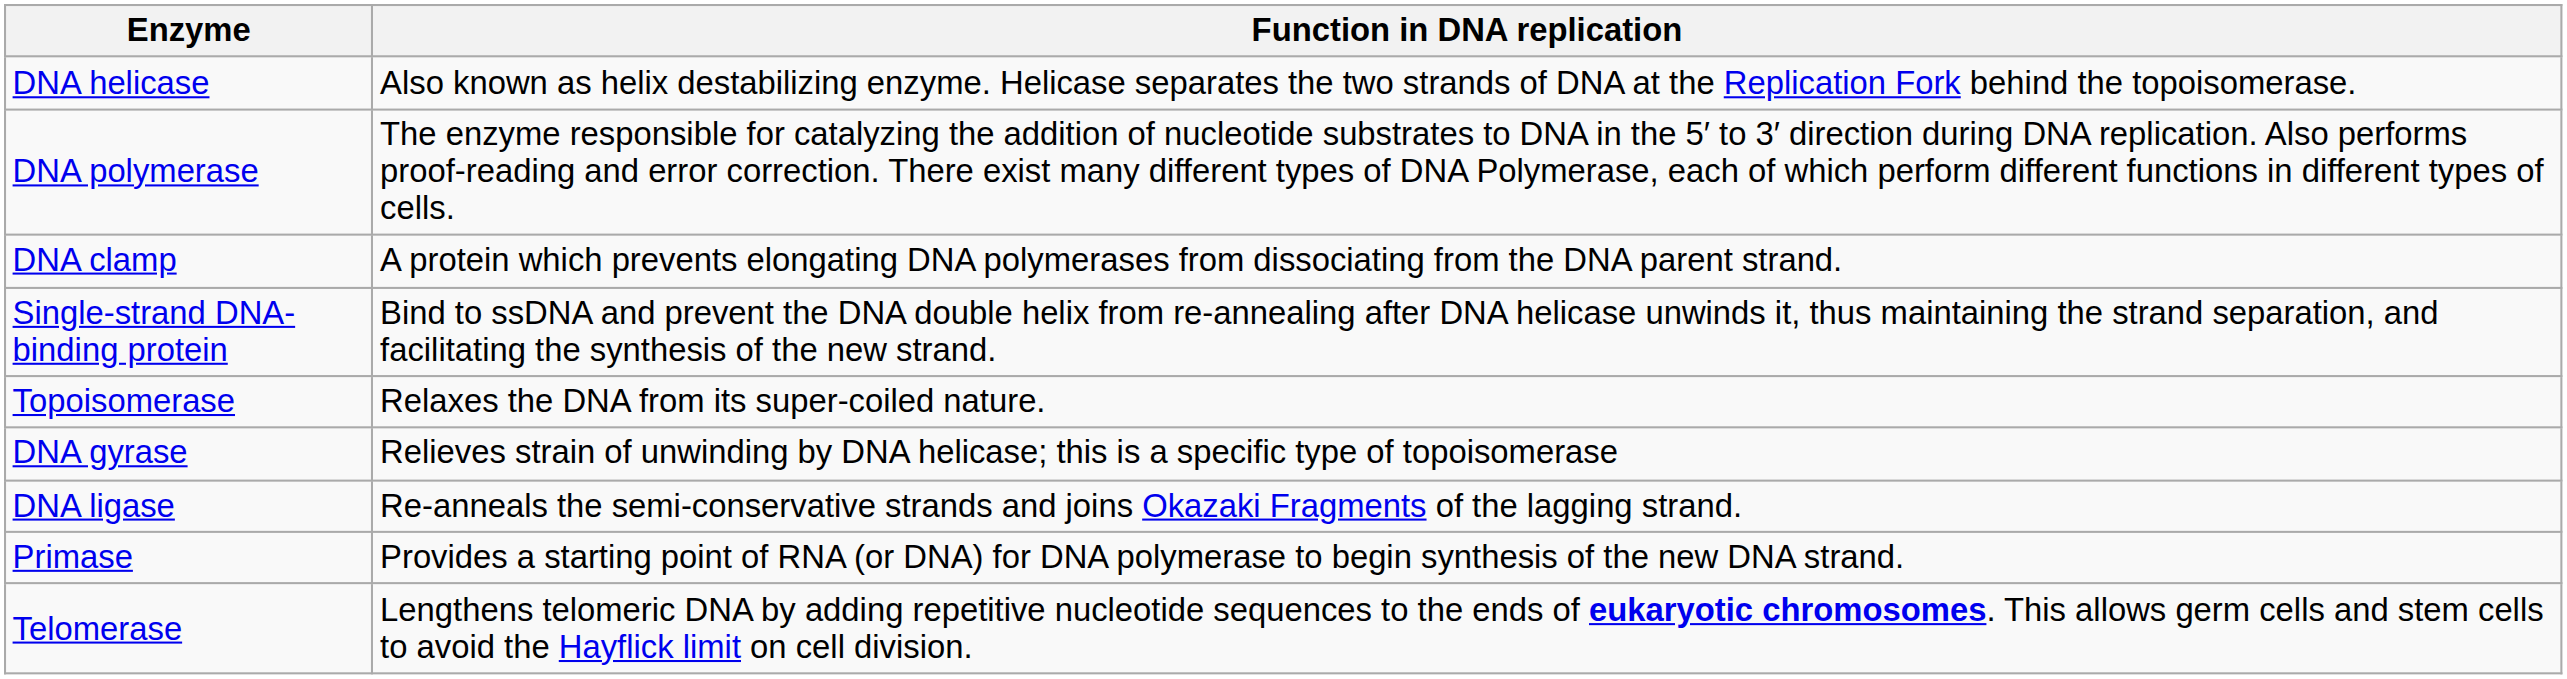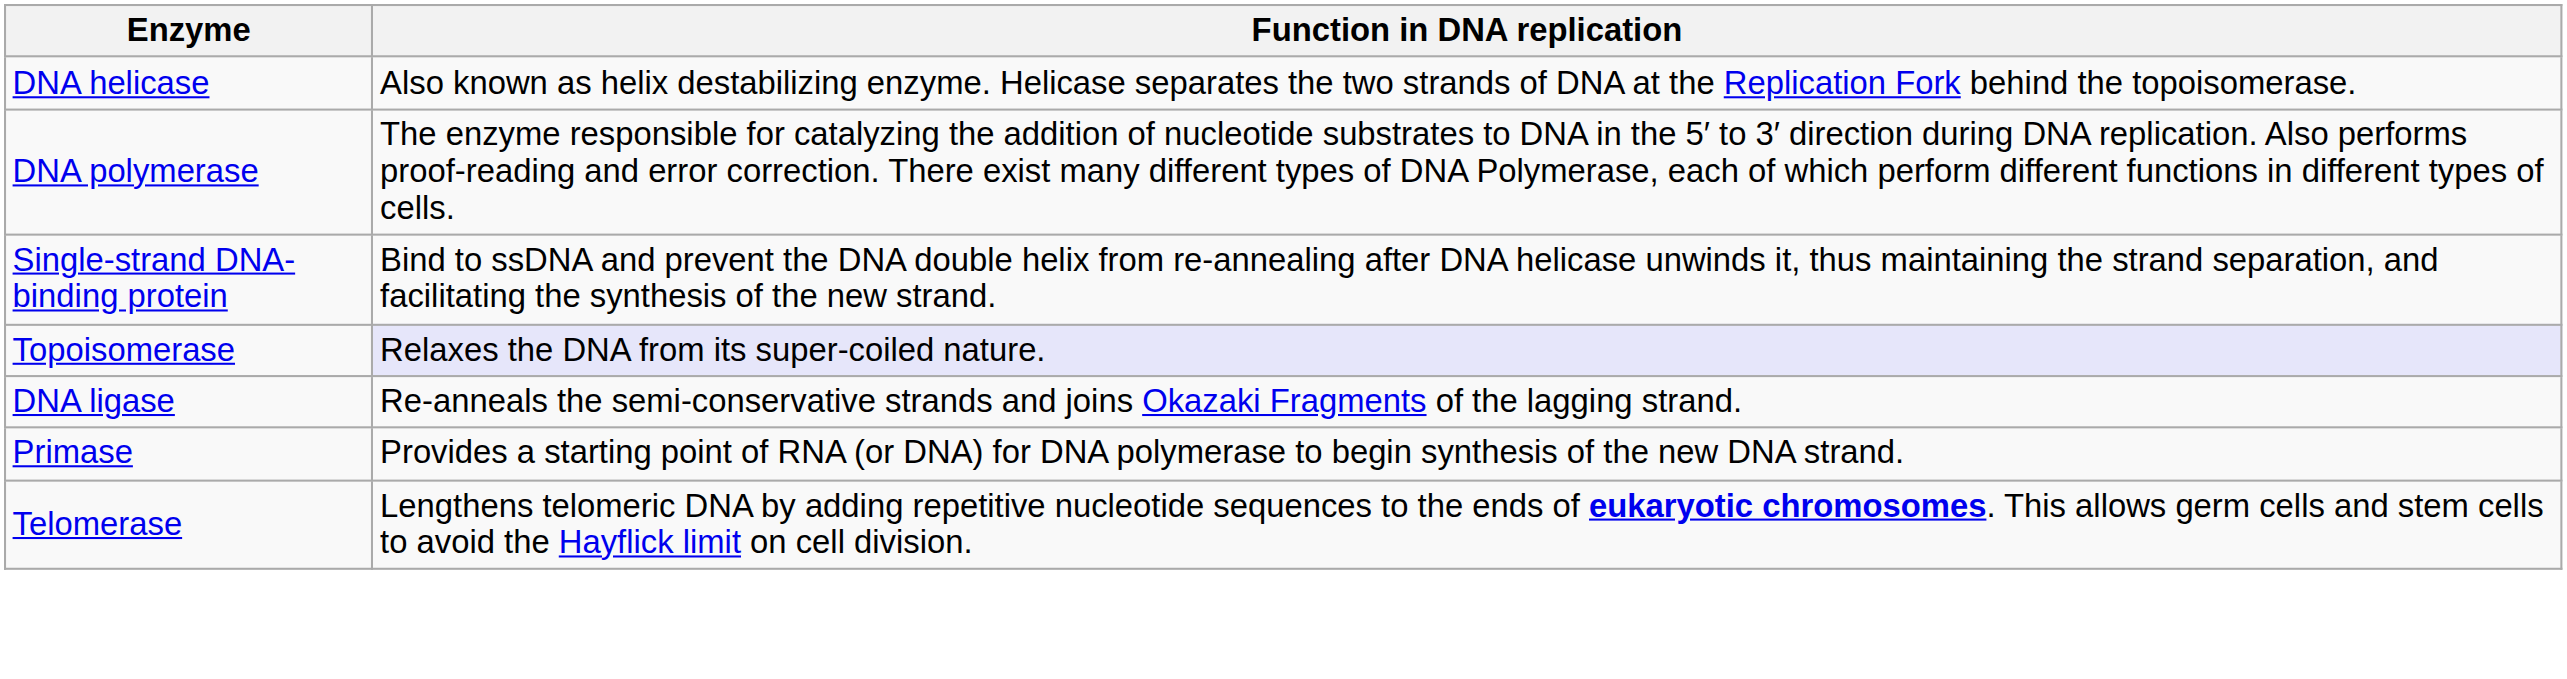- row: (95, 260)
(713, 401) no background -> (713, 349) lavender background
- row: (100, 453)
